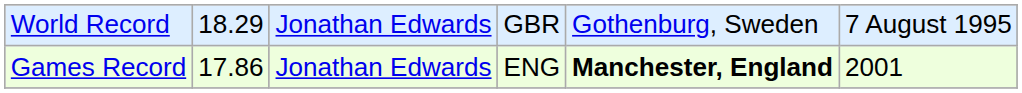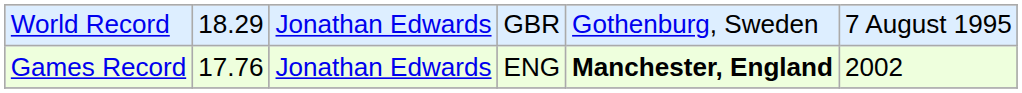(231, 66) 17.86 -> (231, 66) 17.76
(874, 66) 2001 -> (874, 66) 2002
